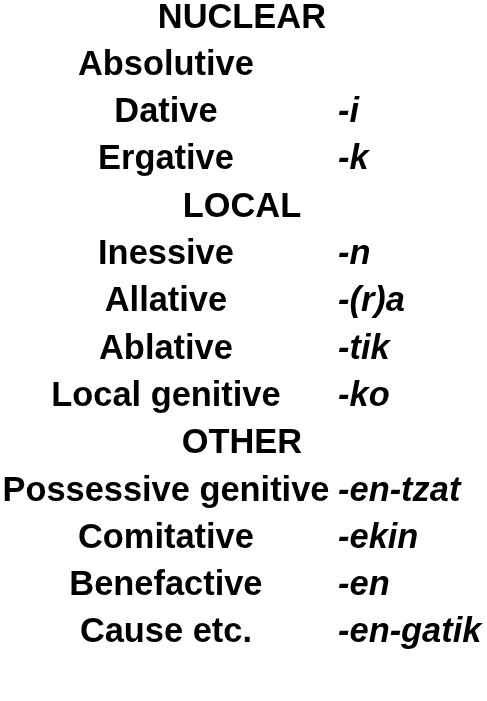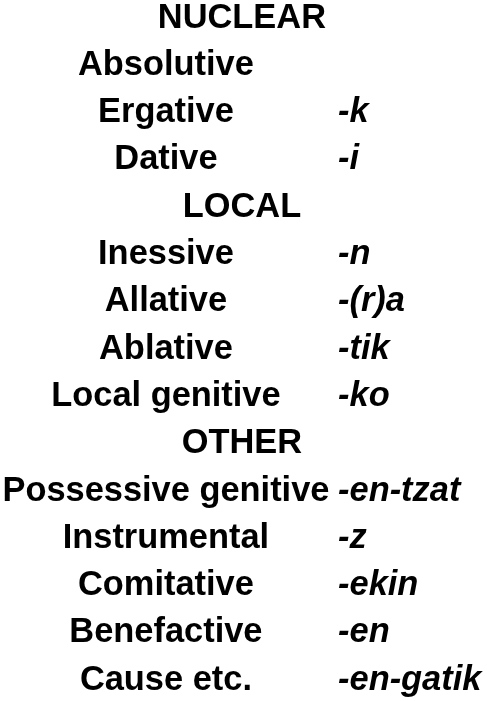rows swapped: (166, 158) <-> (166, 110)
+ row: (166, 536)
